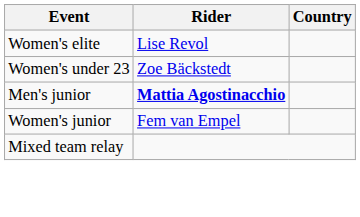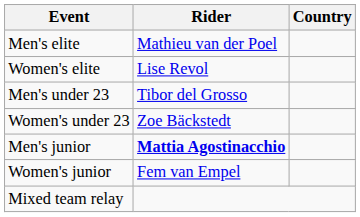+ row: (44, 43)
+ row: (59, 95)
